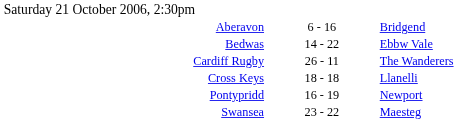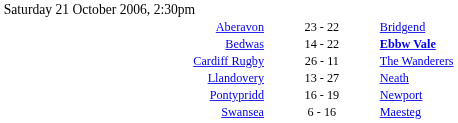(322, 27) 6 - 16 -> (322, 27) 23 - 22
(406, 44) normal -> (408, 44) bold
- row: (236, 78)
+ row: (236, 78)
(322, 112) 23 - 22 -> (322, 112) 6 - 16
